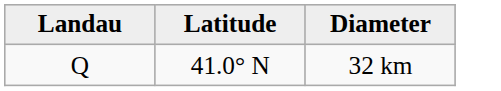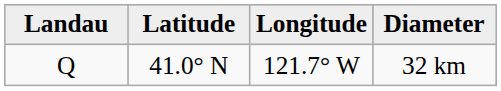+ column: (311, 24)
